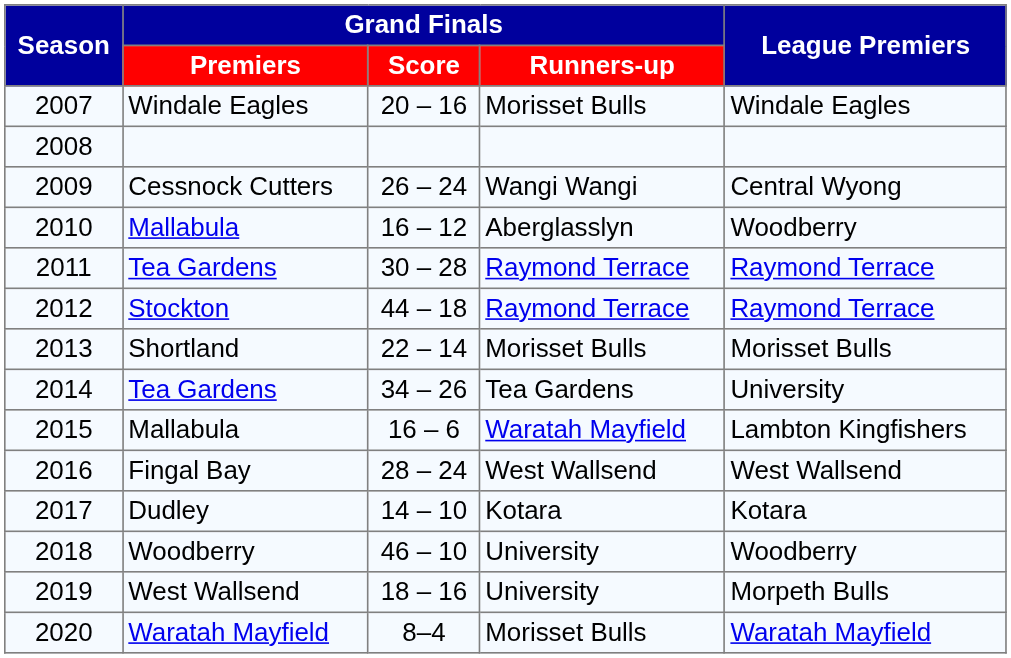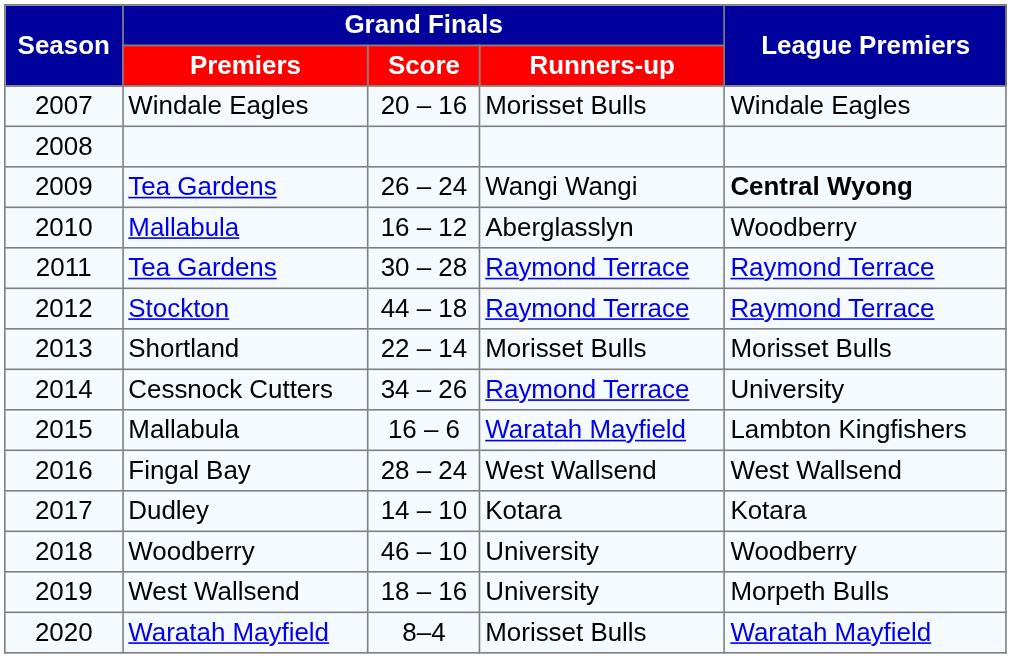(231, 186) Cessnock Cutters -> (203, 186) Tea Gardens
(816, 186) normal -> (822, 186) bold
(203, 389) Tea Gardens -> (231, 389) Cessnock Cutters
(559, 389) Tea Gardens -> (587, 389) Raymond Terrace
